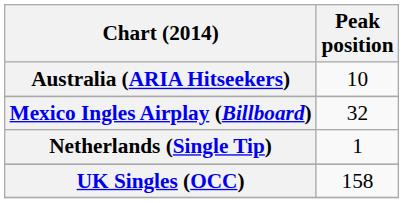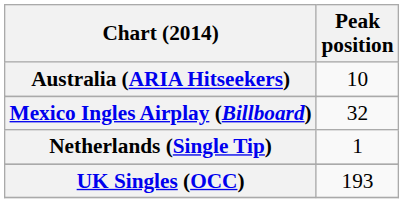(358, 180) 158 -> (358, 180) 193
